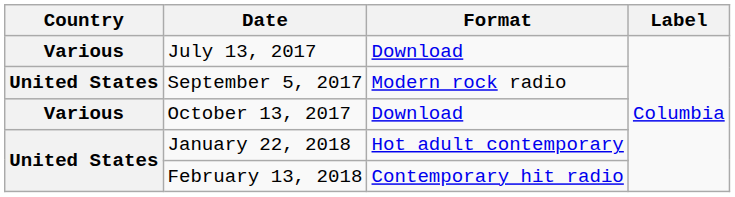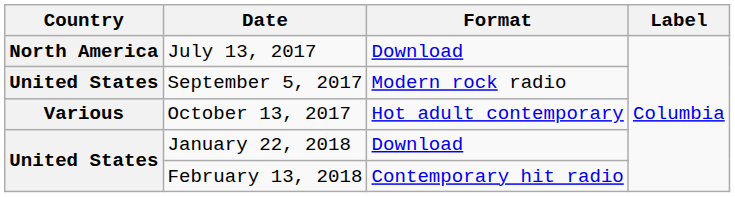(84, 51) Various -> (84, 51) North America
(417, 114) Download -> (498, 114) Hot adult contemporary
(498, 145) Hot adult contemporary -> (417, 145) Download
